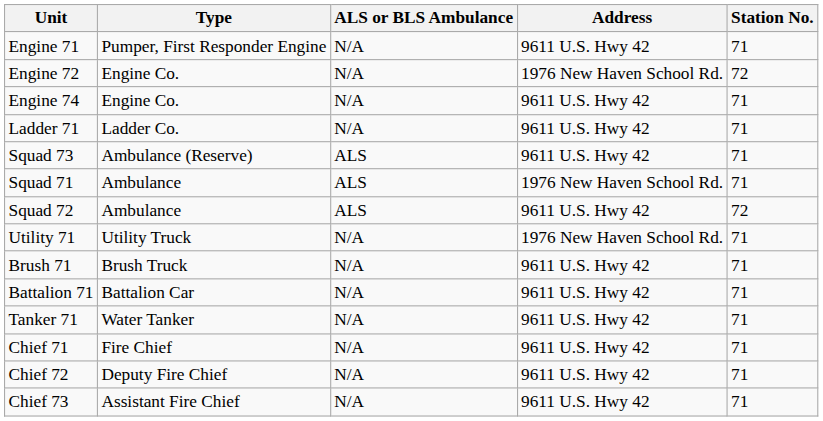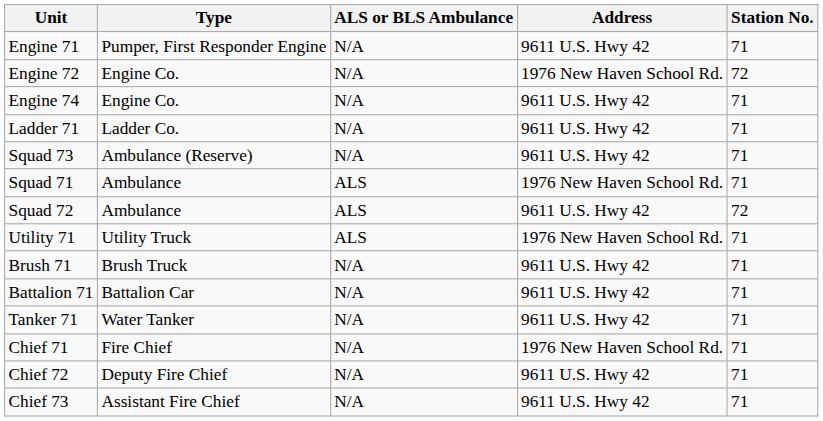(351, 155) ALS -> (349, 155) N/A
(349, 237) N/A -> (351, 237) ALS
(585, 347) 9611 U.S. Hwy 42 -> (622, 347) 1976 New Haven School Rd.
